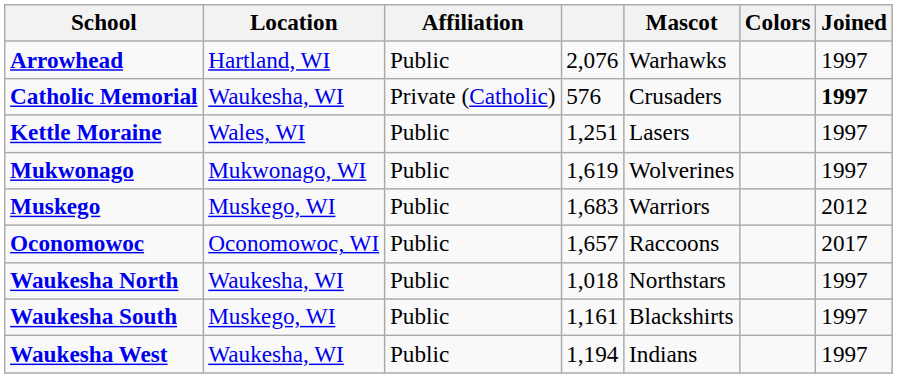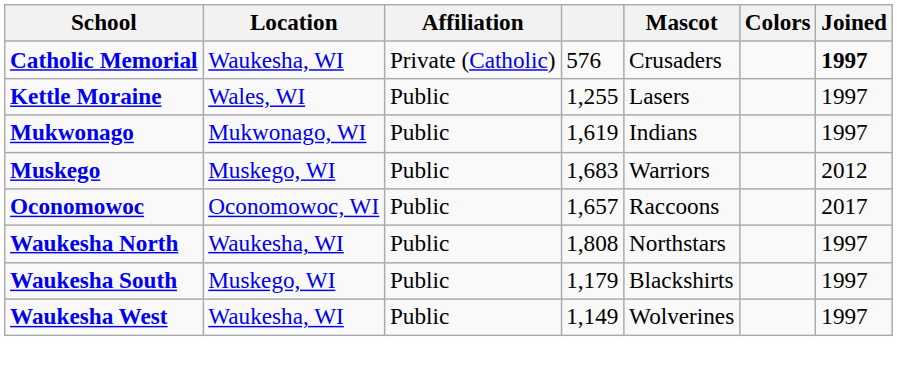- row: (67, 59)
(592, 133) 1,251 -> (592, 96) 1,255
(682, 170) Wolverines -> (663, 133) Indians
(592, 280) 1,018 -> (592, 243) 1,808
(592, 317) 1,161 -> (592, 280) 1,179
(592, 354) 1,194 -> (592, 317) 1,149
(663, 354) Indians -> (682, 317) Wolverines
